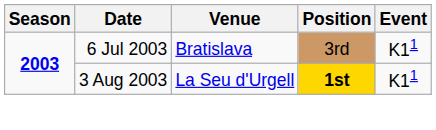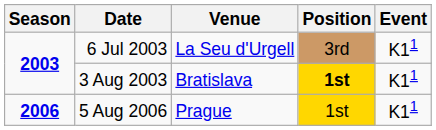(214, 48) Bratislava -> (235, 48) La Seu d'Urgell
(235, 79) La Seu d'Urgell -> (214, 79) Bratislava
+ row: (123, 110)
